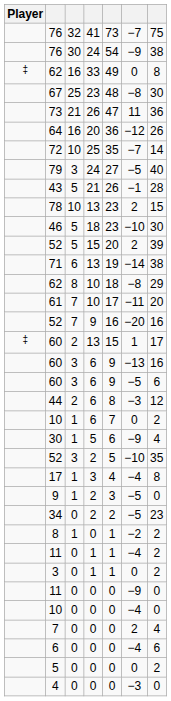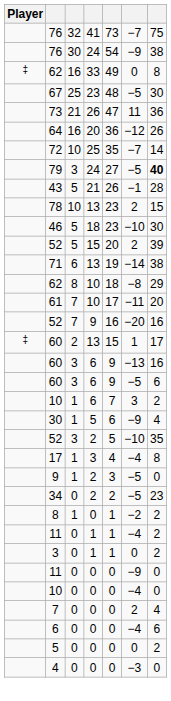(134, 93) −8 -> (134, 93) −5
(157, 169) normal -> (157, 169) bold
- row: (55, 401)
(134, 420) 0 -> (134, 401) 3
